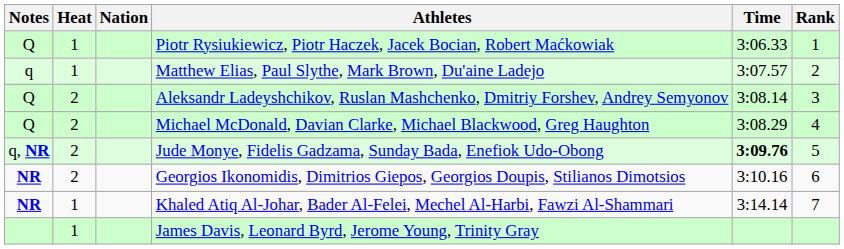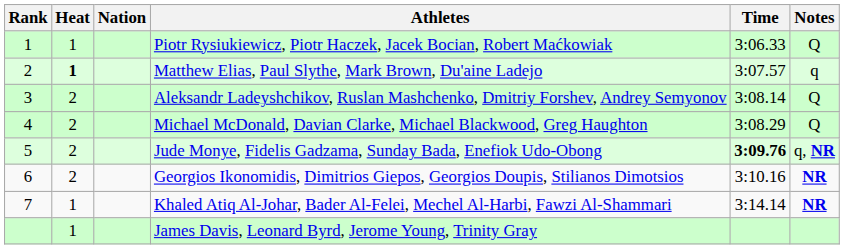columns swapped: (815, 17) <-> (29, 17)
(74, 71) normal -> (73, 71) bold
